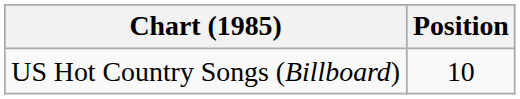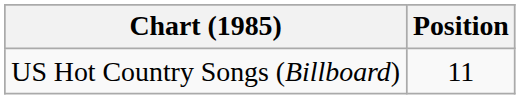(461, 70) 10 -> (461, 70) 11
